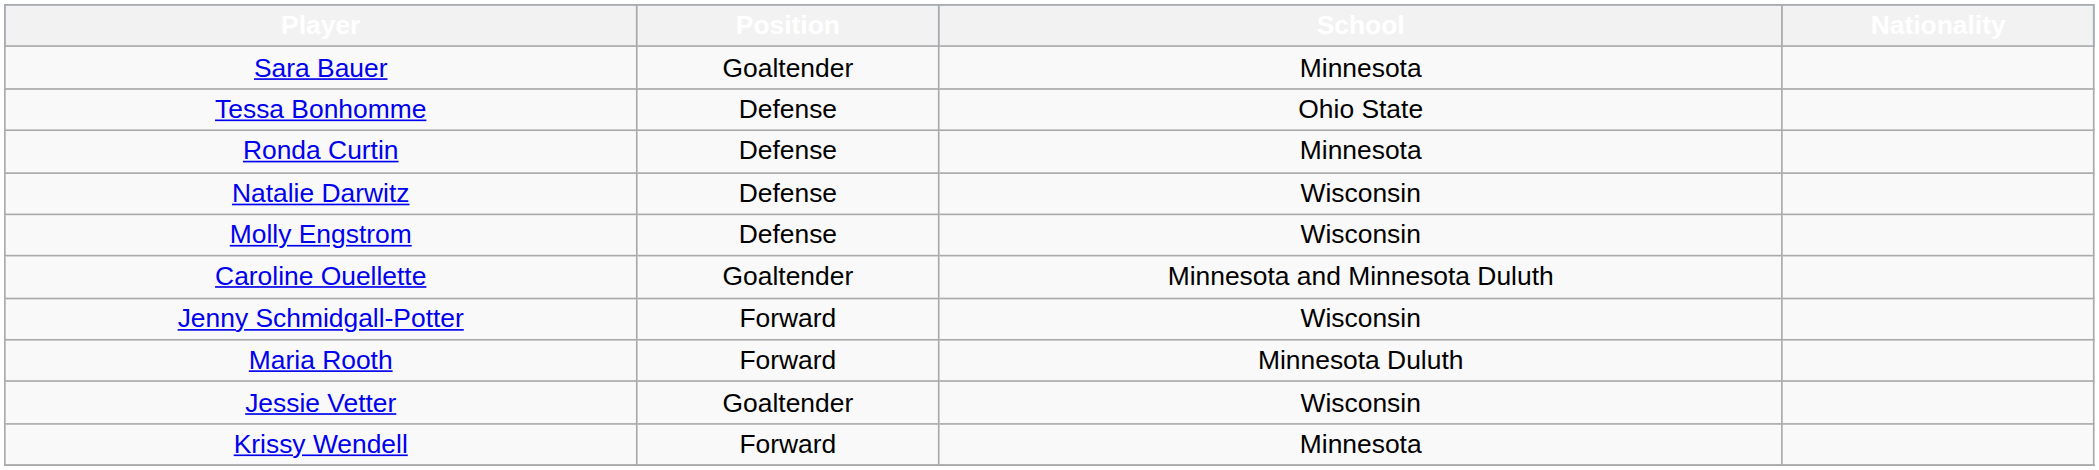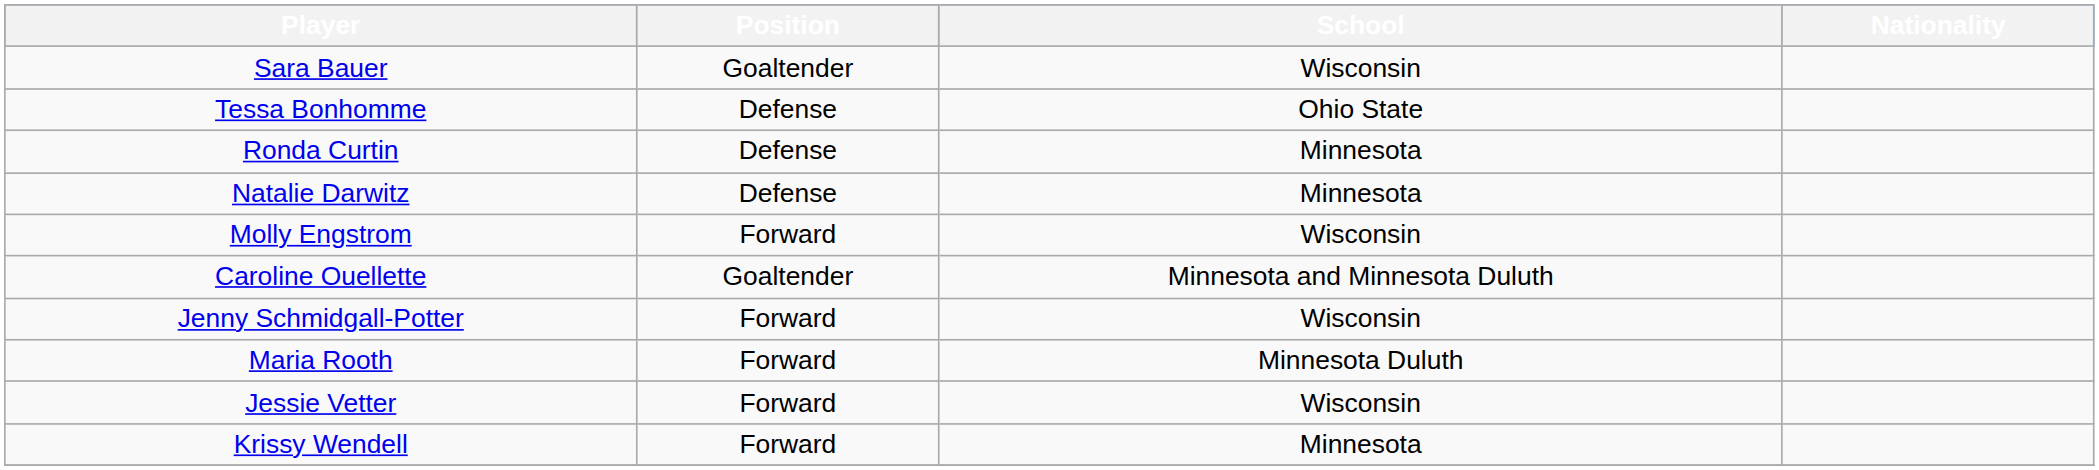(1361, 67) Minnesota -> (1361, 67) Wisconsin
(1361, 192) Wisconsin -> (1361, 192) Minnesota
(788, 234) Defense -> (788, 234) Forward
(788, 402) Goaltender -> (788, 402) Forward
